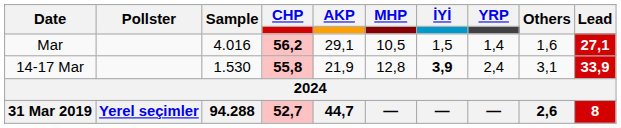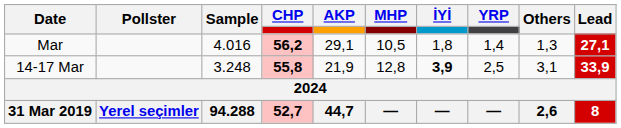(442, 44) 1,5 -> (442, 44) 1,8
(547, 44) 1,6 -> (547, 44) 1,3
(232, 66) 1.530 -> (232, 66) 3.248
(494, 66) 2,4 -> (494, 66) 2,5
